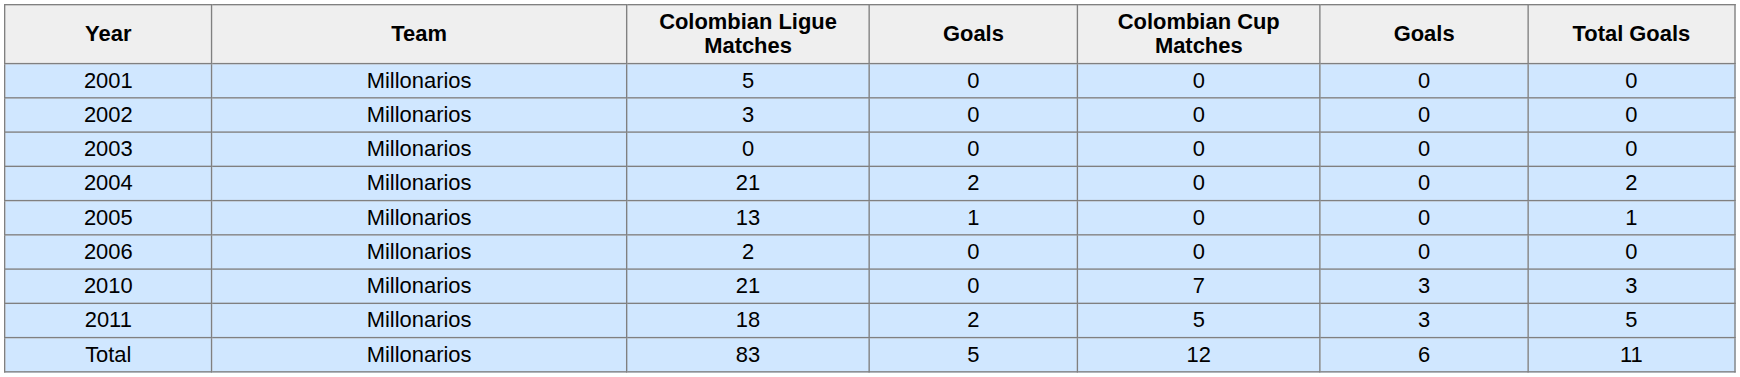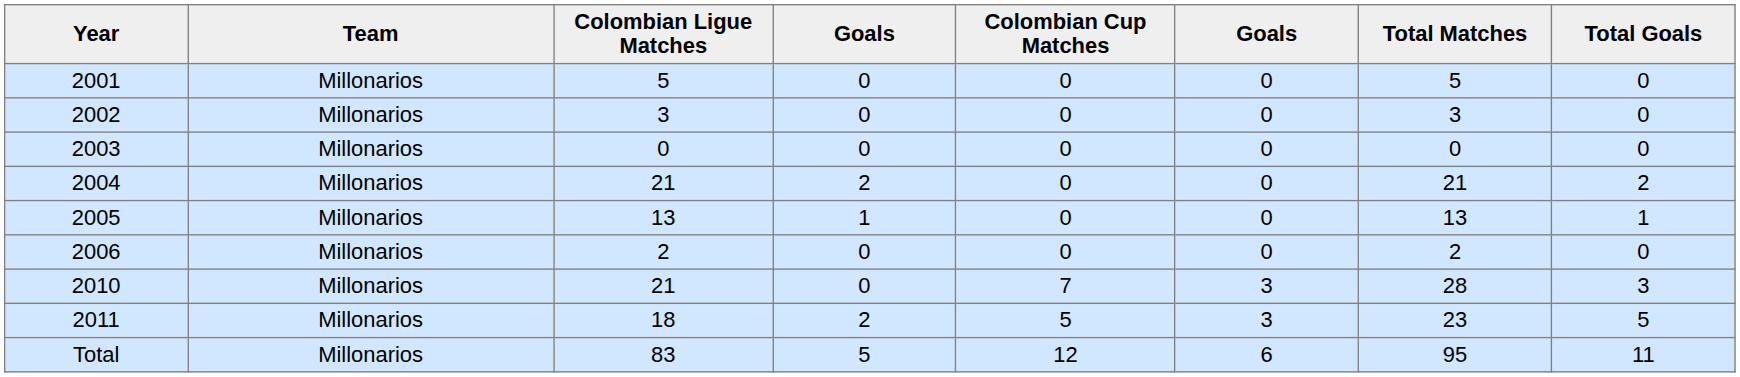+ column: (1455, 33)
